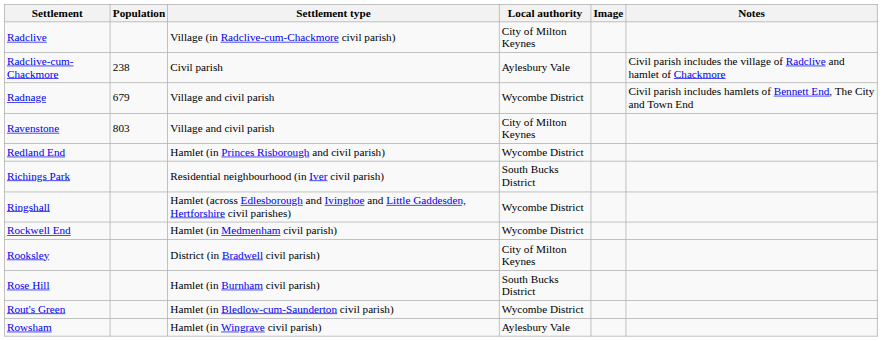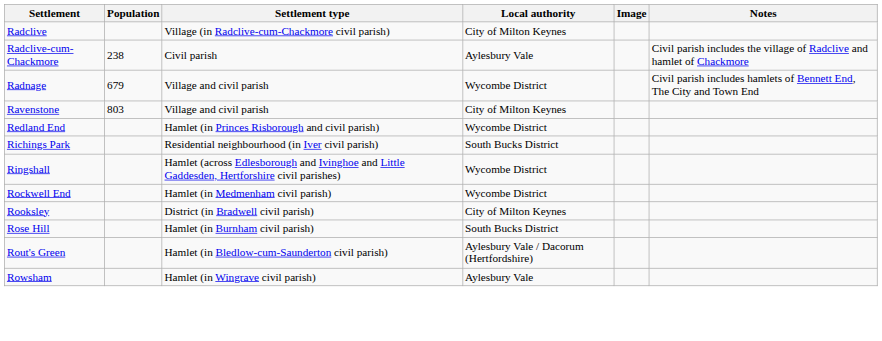(543, 309) Wycombe District -> (524, 252) Aylesbury Vale / Dacorum (Hertfordshire)
